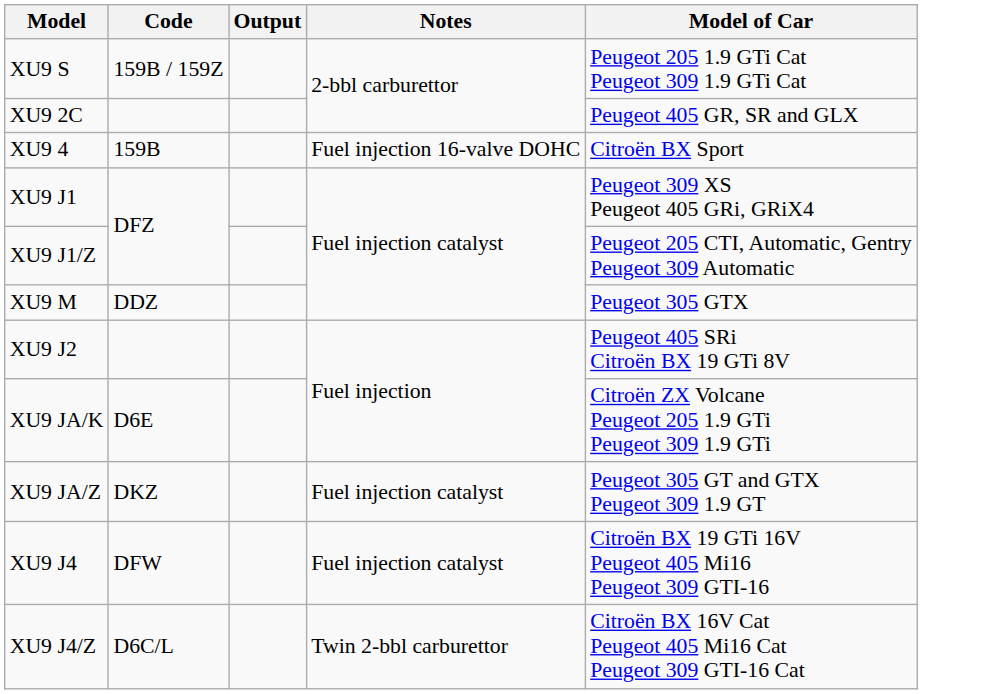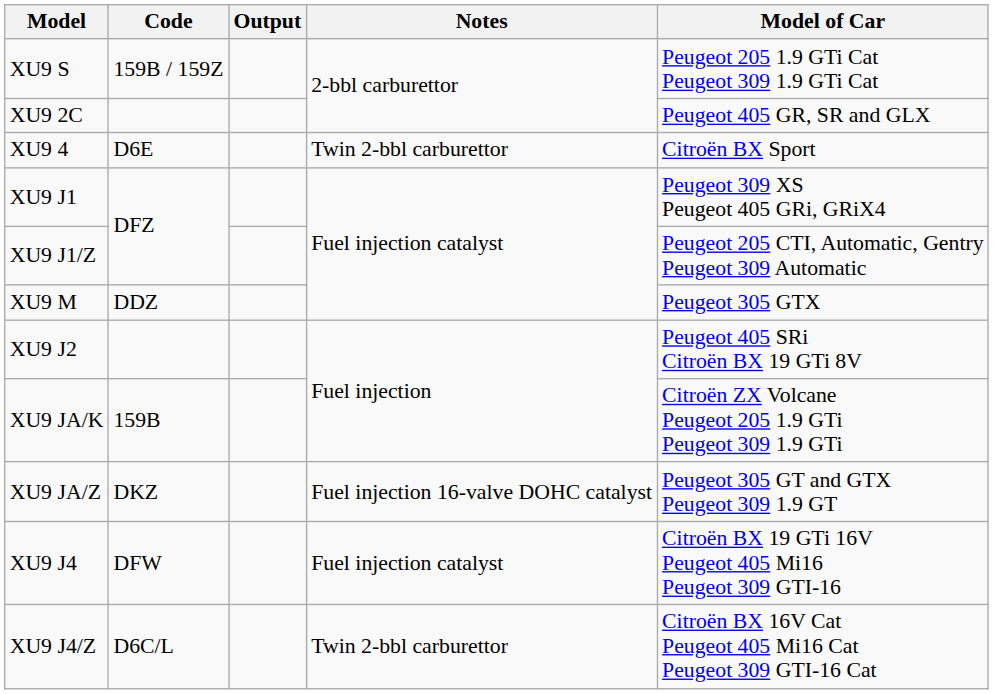(137, 149) 159B -> (133, 149) D6E
(446, 149) Fuel injection 16-valve DOHC -> (410, 149) Twin 2-bbl carburettor
(133, 420) D6E -> (137, 420) 159B
(407, 491) Fuel injection catalyst -> (482, 491) Fuel injection 16-valve DOHC catalyst
